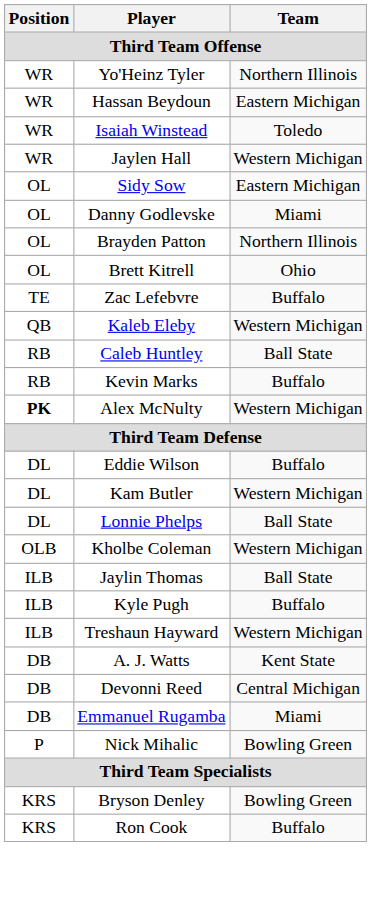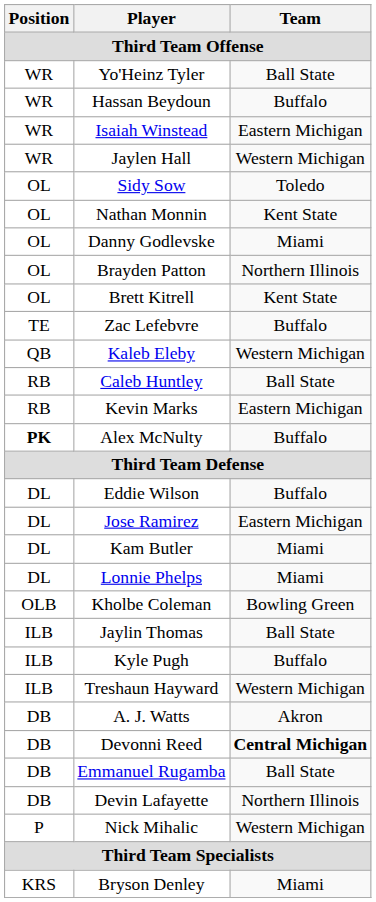(298, 74) Northern Illinois -> (300, 74) Ball State
(298, 102) Eastern Michigan -> (300, 102) Buffalo
(298, 130) Toledo -> (300, 130) Eastern Michigan
(298, 185) Eastern Michigan -> (300, 185) Toledo
+ row: (151, 213)
(298, 269) Ohio -> (300, 297) Kent State
(298, 381) Buffalo -> (300, 409) Eastern Michigan
(298, 409) Western Michigan -> (300, 437) Buffalo
+ row: (151, 520)
(298, 492) Western Michigan -> (300, 548) Miami
(298, 520) Ball State -> (300, 576) Miami
(298, 548) Western Michigan -> (300, 604) Bowling Green
(298, 660) Kent State -> (300, 716) Akron
(298, 688) normal -> (300, 744) bold
(298, 716) Miami -> (300, 772) Ball State
+ row: (151, 800)
(298, 744) Bowling Green -> (300, 827) Western Michigan
(298, 800) Bowling Green -> (300, 883) Miami
- row: (151, 827)
